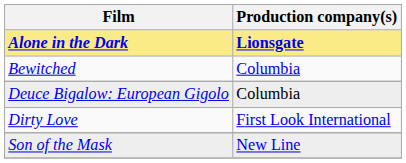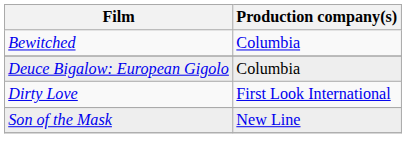- row: (68, 42)
